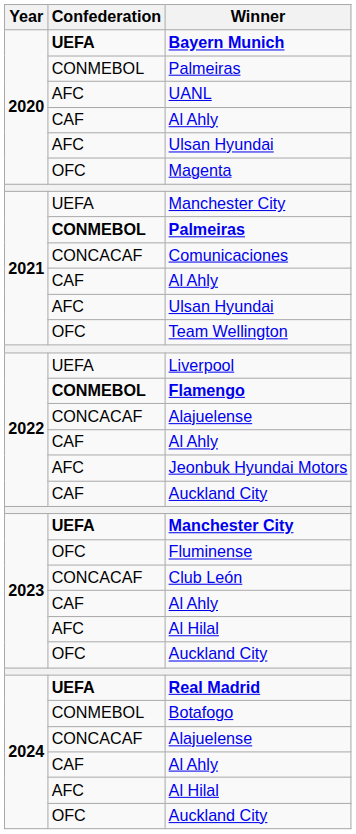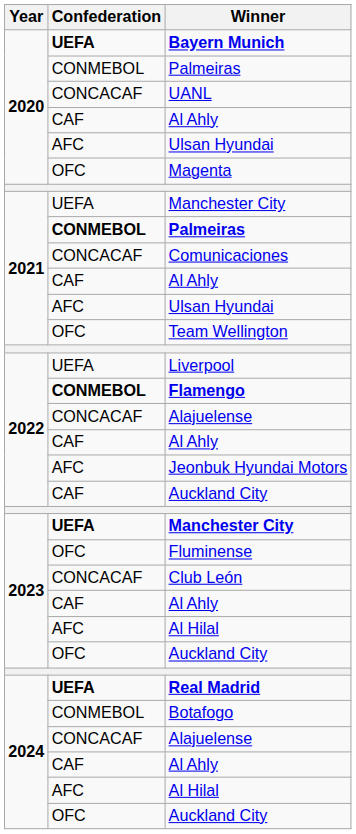(68, 94) AFC -> (97, 94) CONCACAF
